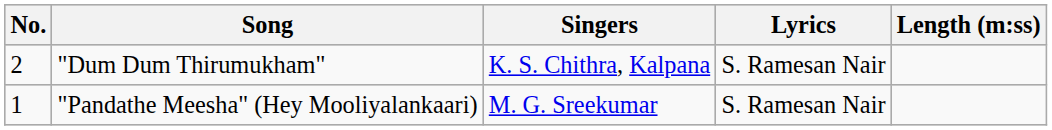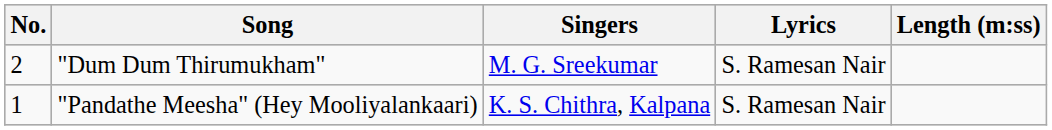(600, 64) K. S. Chithra, Kalpana -> (573, 64) M. G. Sreekumar
(573, 104) M. G. Sreekumar -> (600, 104) K. S. Chithra, Kalpana
